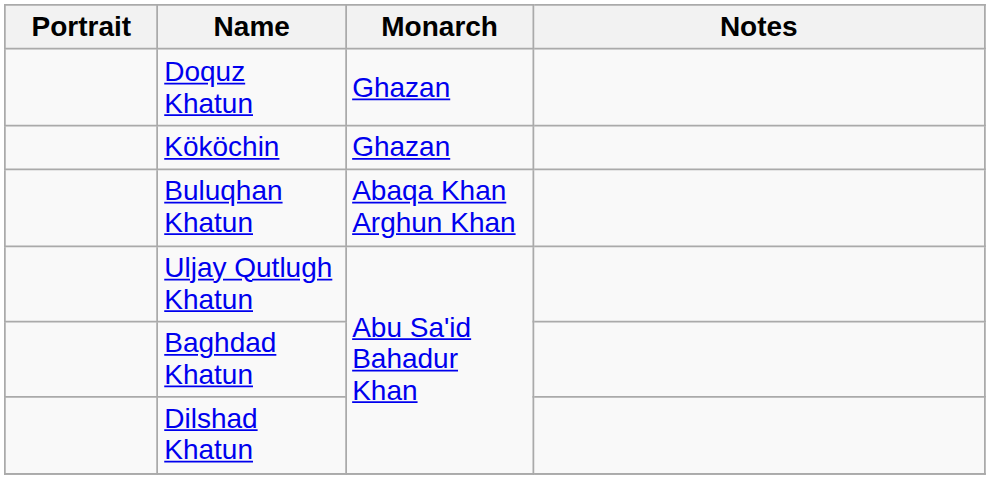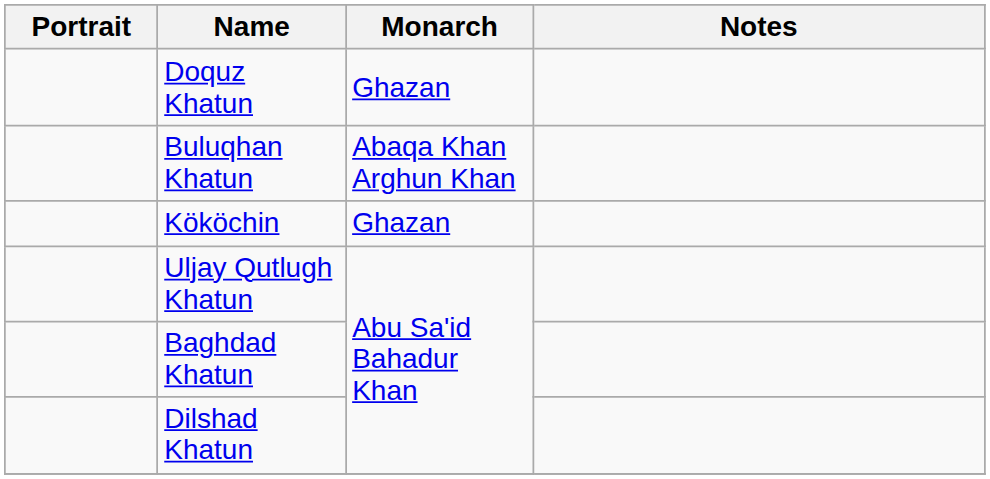rows swapped: (223, 207) <-> (222, 147)
